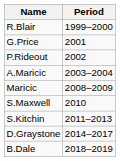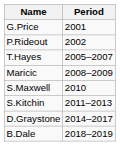- row: (21, 27)
- row: (26, 73)
+ row: (24, 57)
